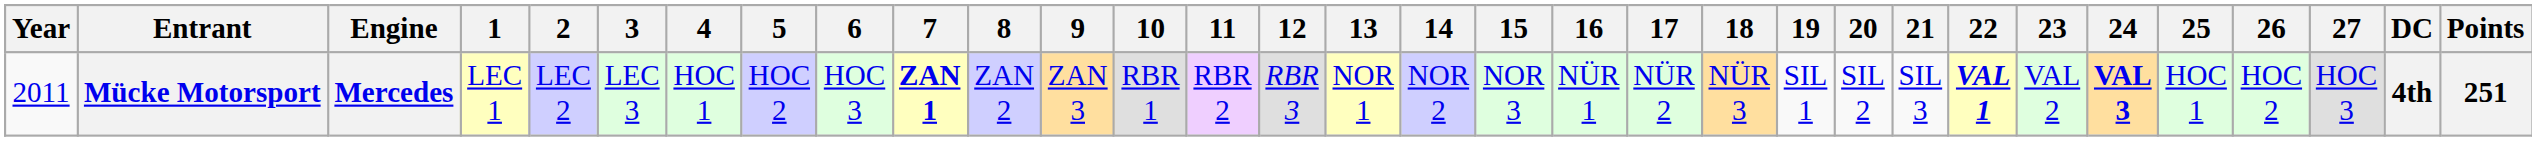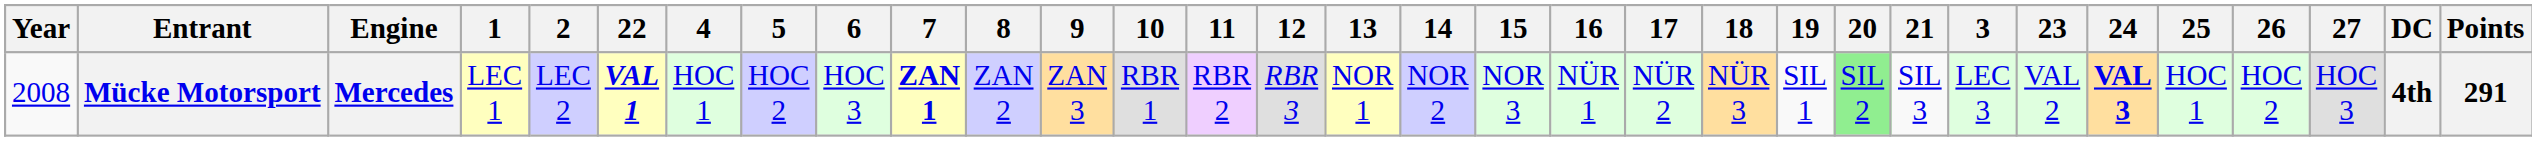columns swapped: (632, 28) <-> (1983, 28)
(41, 93) 2011 -> (41, 93) 2008
(1863, 93) no background -> (1862, 93) lightgreen background
(2486, 93) 251 -> (2486, 93) 291
